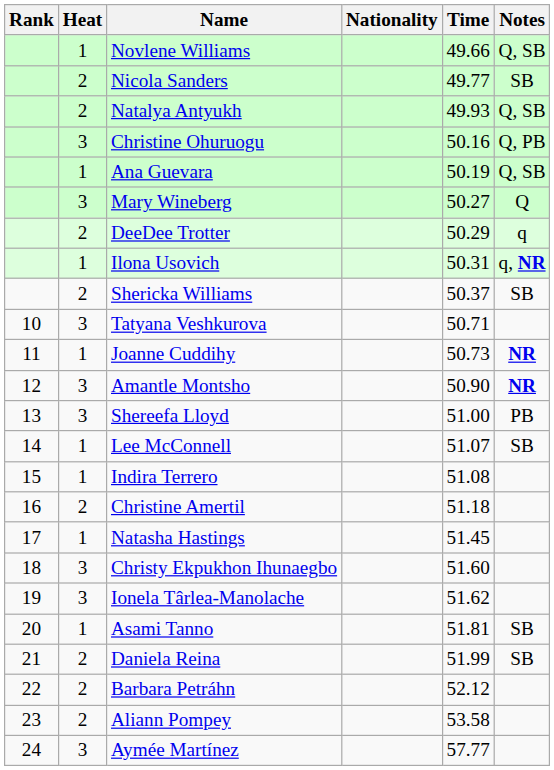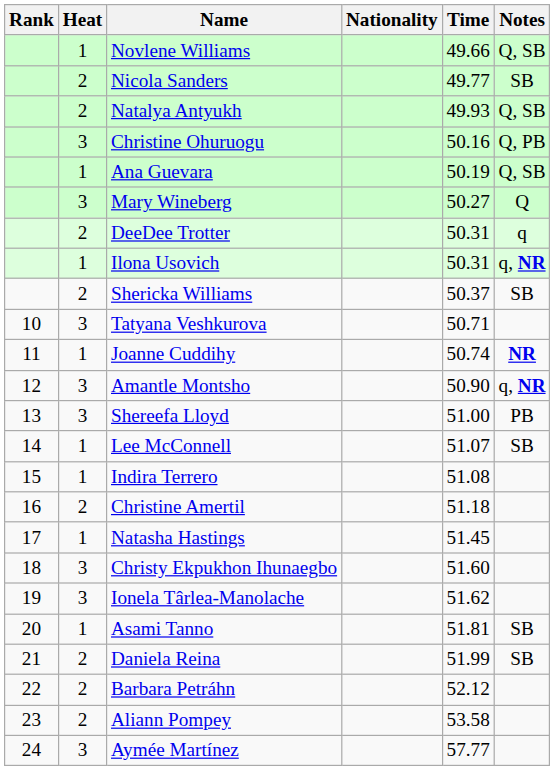(468, 232) 50.29 -> (468, 232) 50.31
(468, 354) 50.73 -> (468, 354) 50.74
(522, 385) NR -> (522, 385) q, NR
